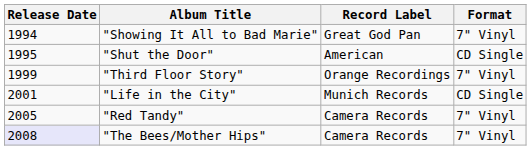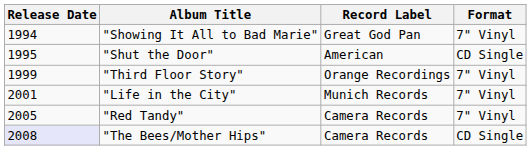(490, 95) CD Single -> (486, 95) 7" Vinyl
(486, 135) 7" Vinyl -> (490, 135) CD Single
